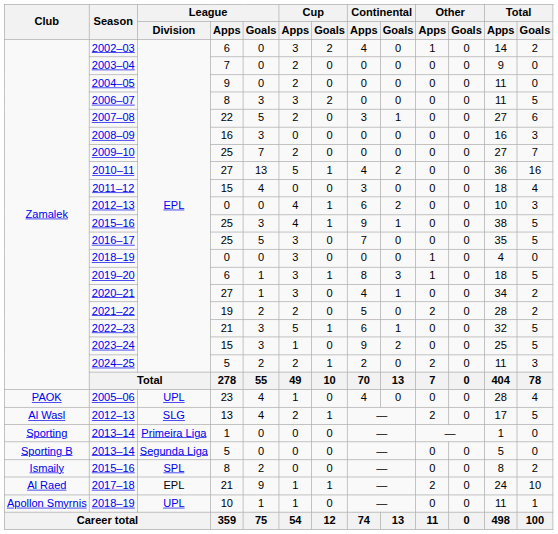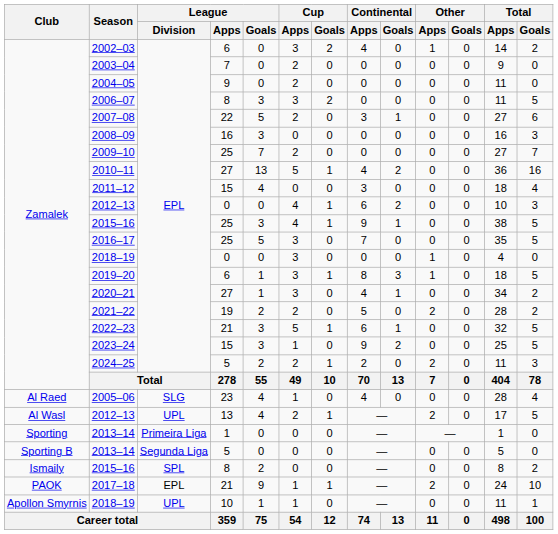(47, 398) PAOK -> (47, 398) Al Raed
(174, 398) UPL -> (174, 398) SLG
(174, 415) SLG -> (174, 415) UPL
(47, 485) Al Raed -> (47, 485) PAOK
